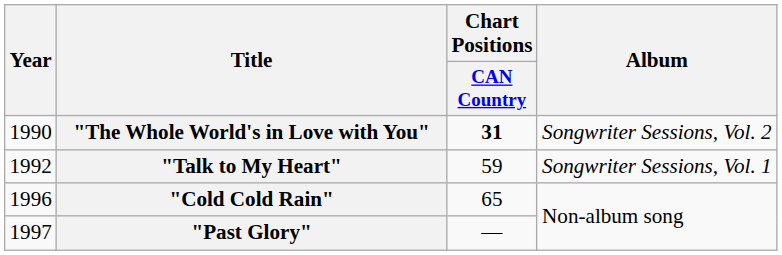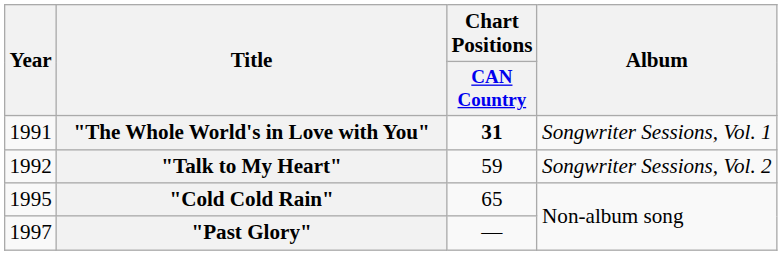(31, 132) 1990 -> (31, 132) 1991
(657, 132) Songwriter Sessions, Vol. 2 -> (657, 132) Songwriter Sessions, Vol. 1
(657, 165) Songwriter Sessions, Vol. 1 -> (657, 165) Songwriter Sessions, Vol. 2
(31, 199) 1996 -> (31, 199) 1995
